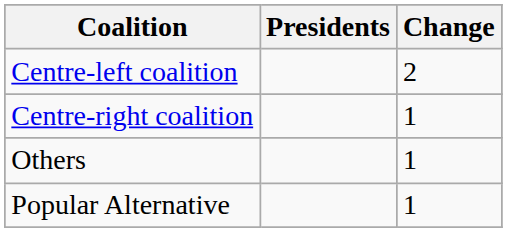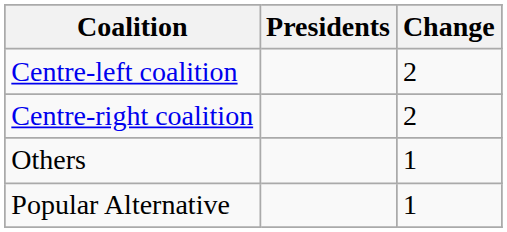(410, 115) 1 -> (410, 115) 2
